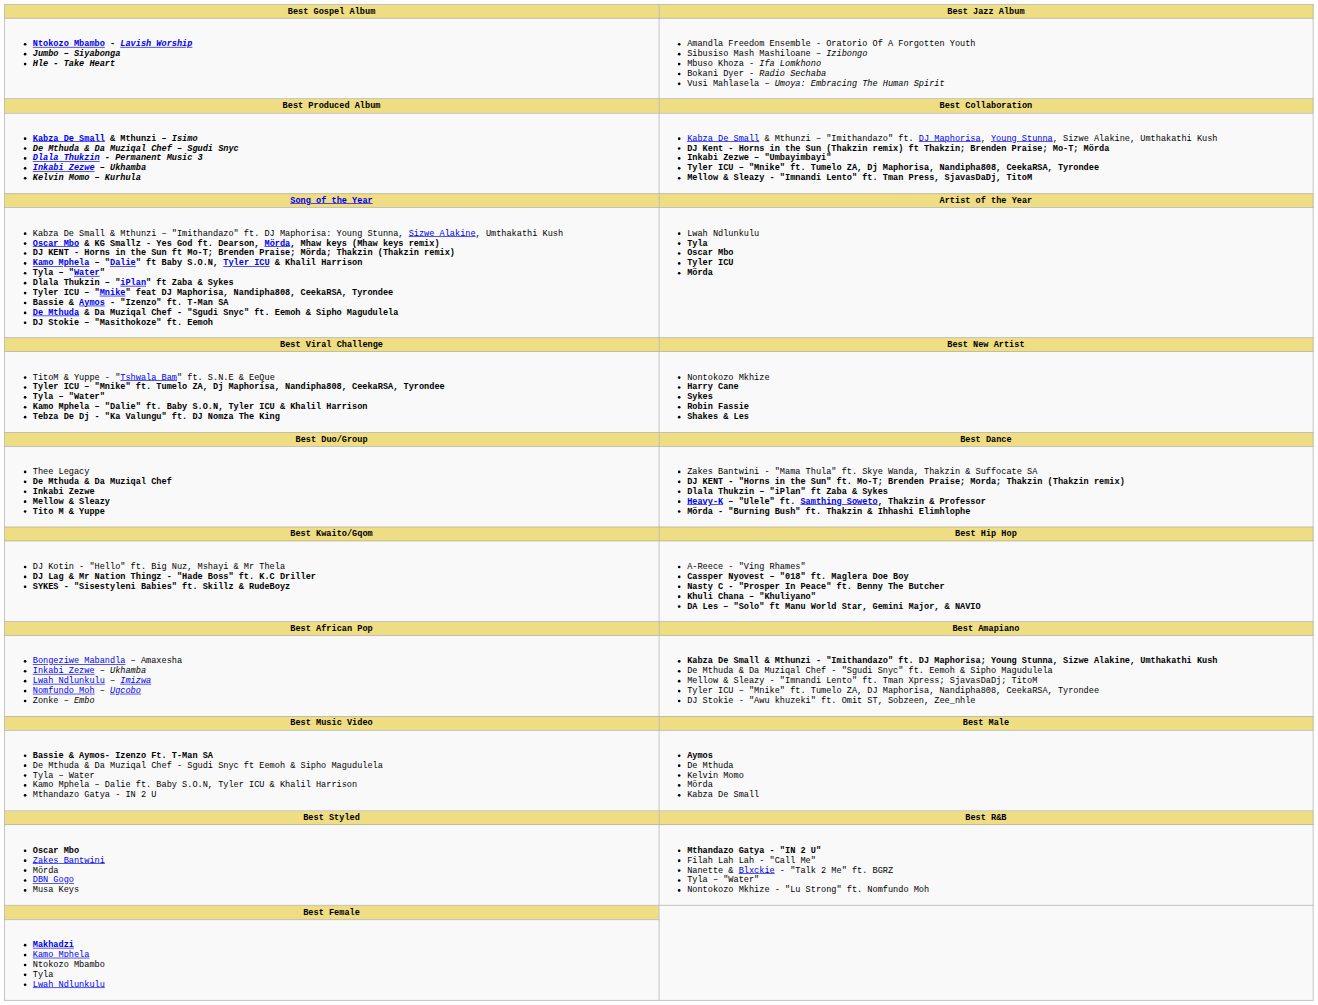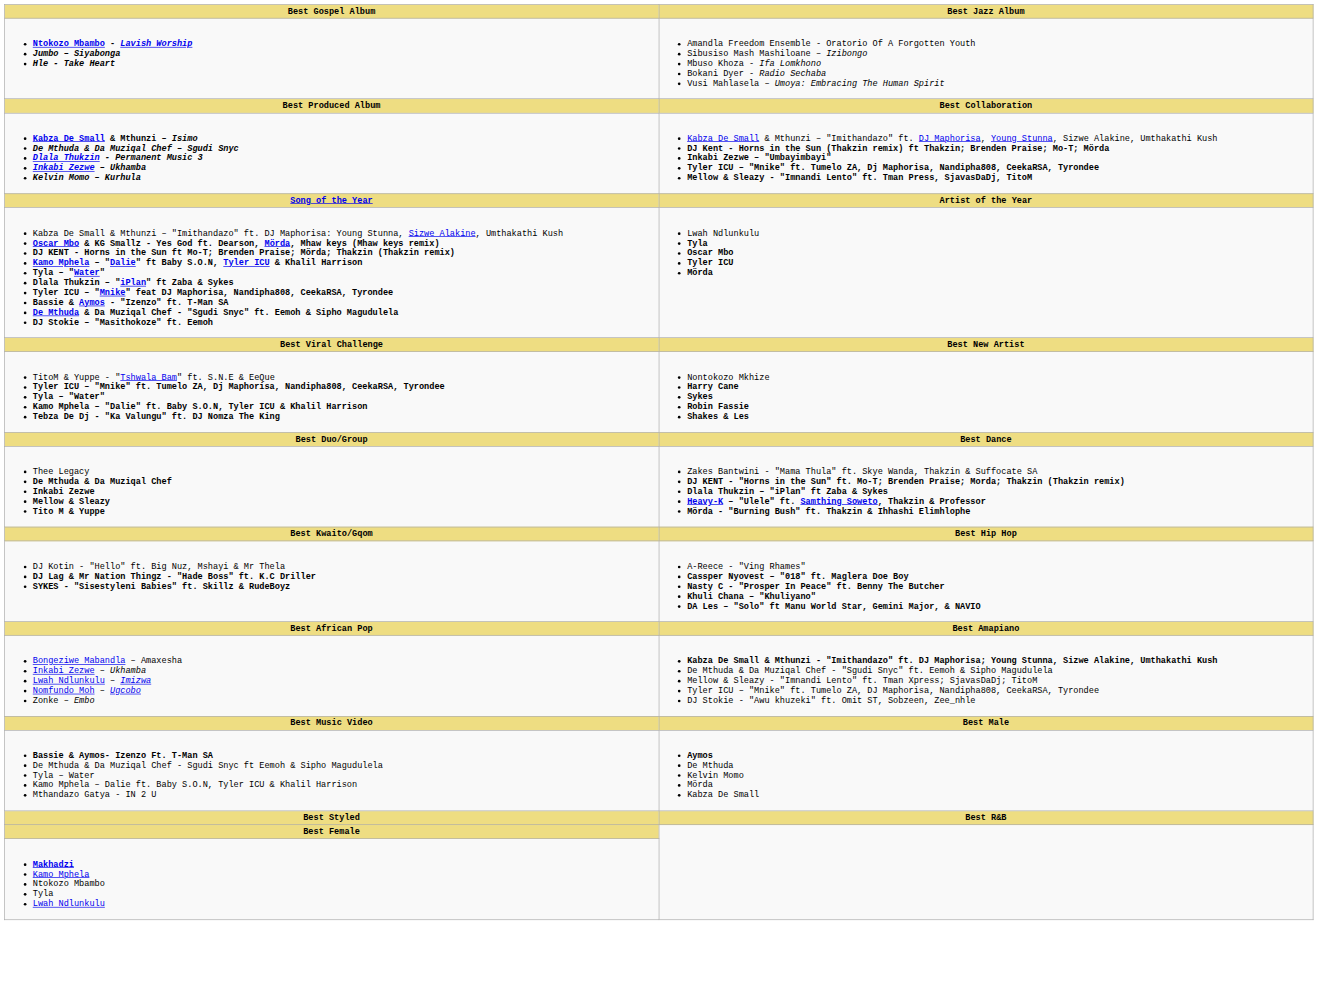- row: (332, 870)
